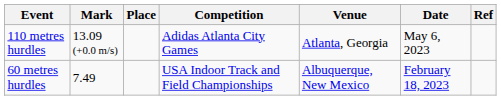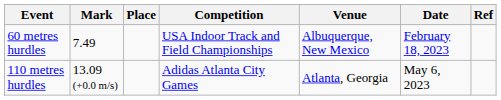rows swapped: (36, 42) <-> (33, 77)
